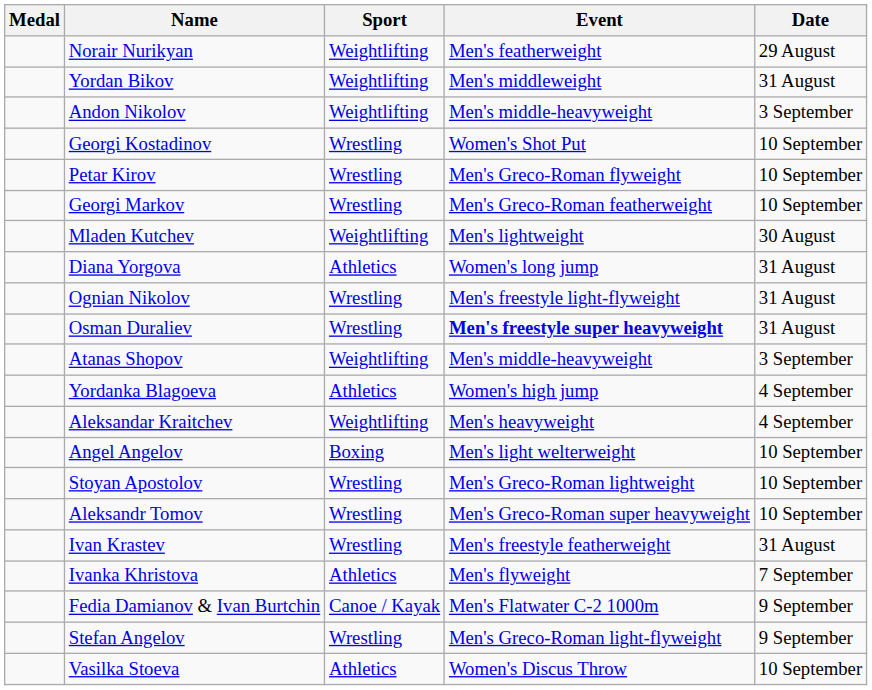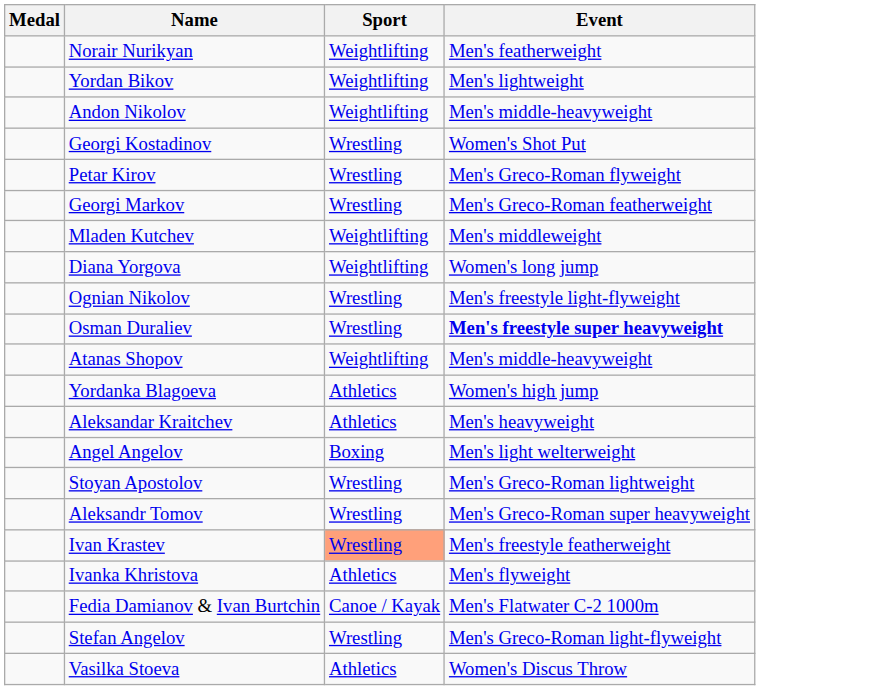- column: (810, 20)
(525, 82) Men's middleweight -> (516, 82) Men's lightweight
(516, 236) Men's lightweight -> (525, 236) Men's middleweight
(363, 267) Athletics -> (379, 267) Weightlifting
(379, 421) Weightlifting -> (363, 421) Athletics
(365, 545) no background -> (365, 545) lightsalmon background
